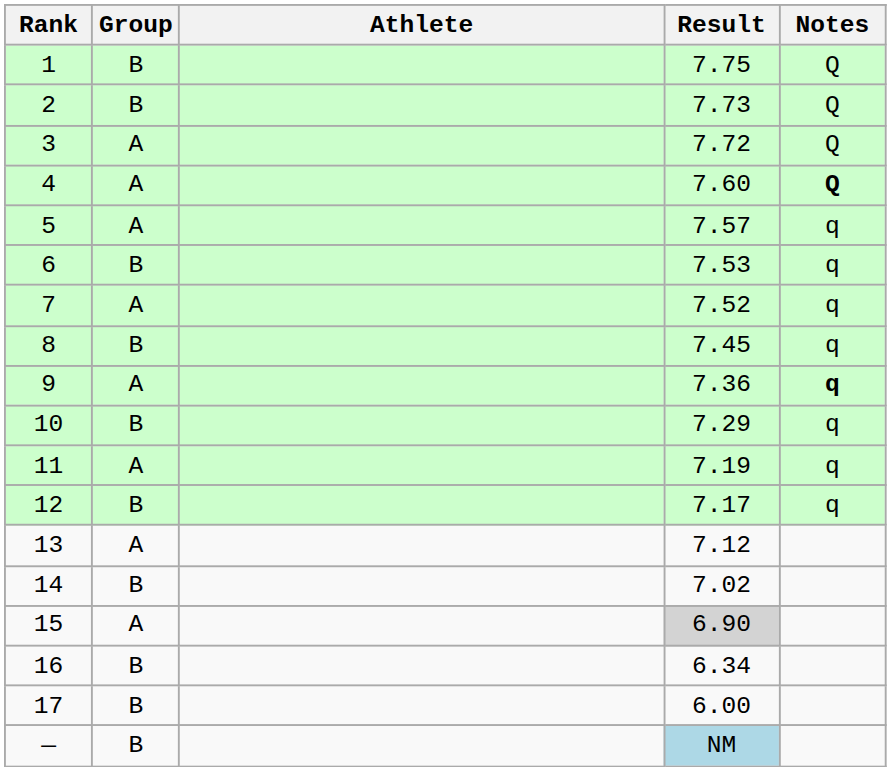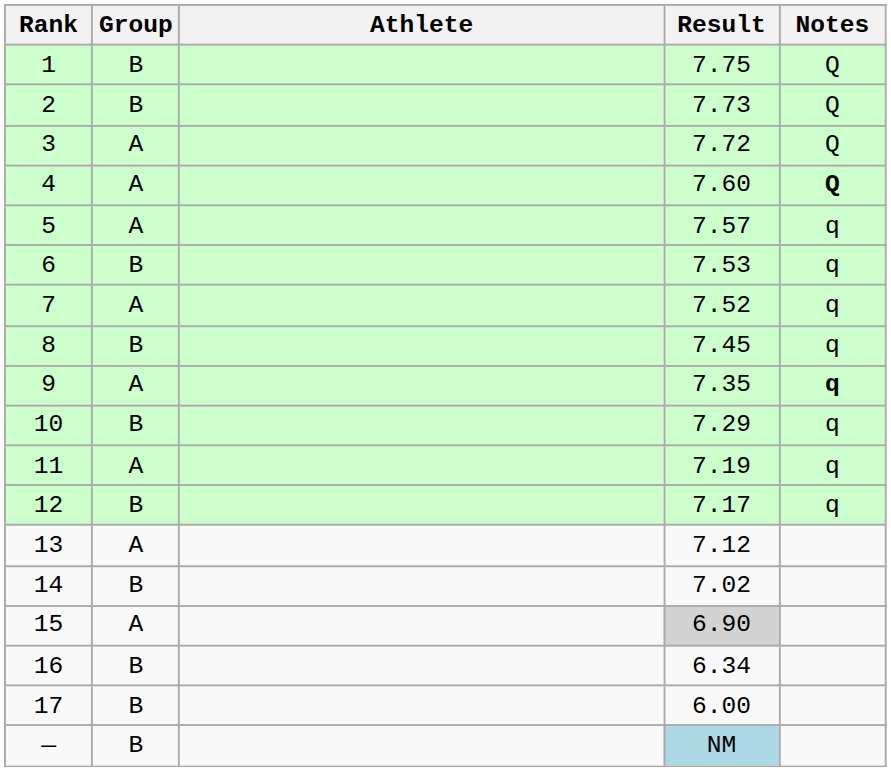(722, 385) 7.36 -> (722, 385) 7.35
